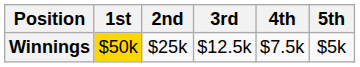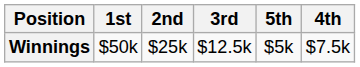columns swapped: (282, 19) <-> (332, 19)
(118, 47) gold background -> (118, 47) no background
